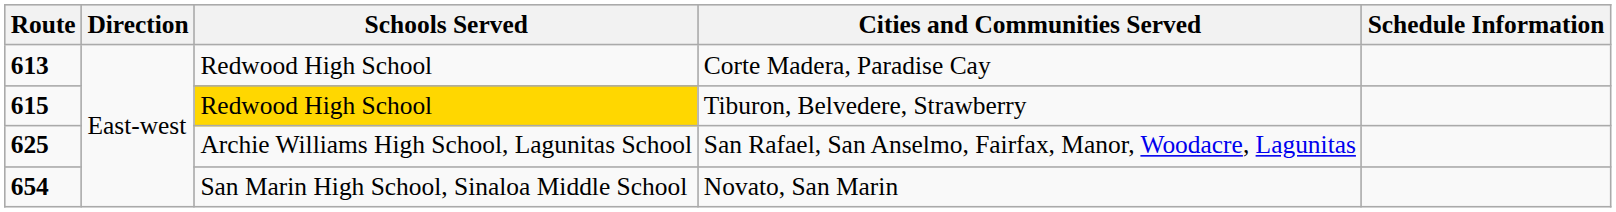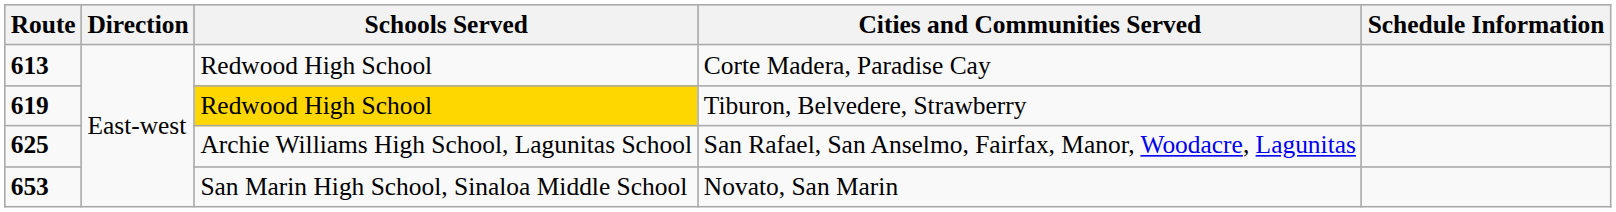(30, 105) 615 -> (30, 105) 619
(30, 186) 654 -> (30, 186) 653
